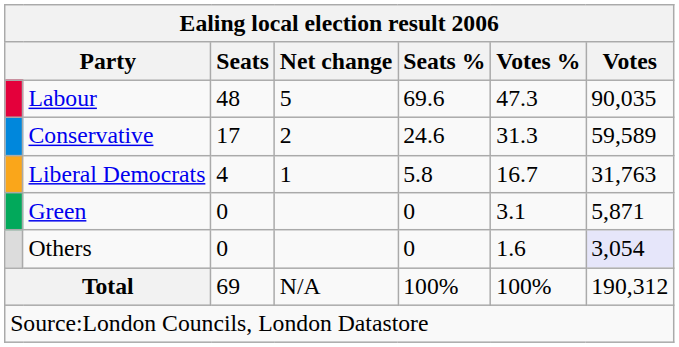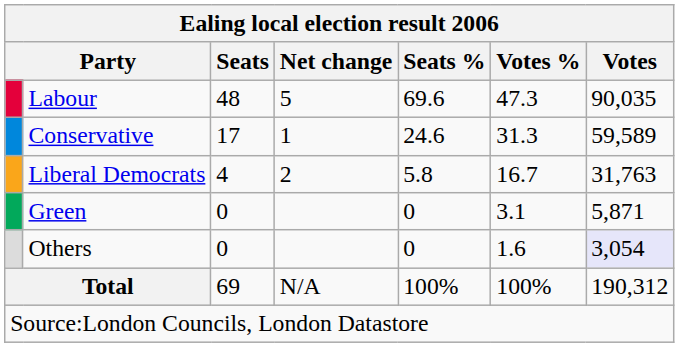(286, 135) 2 -> (286, 135) 1
(286, 173) 1 -> (286, 173) 2
